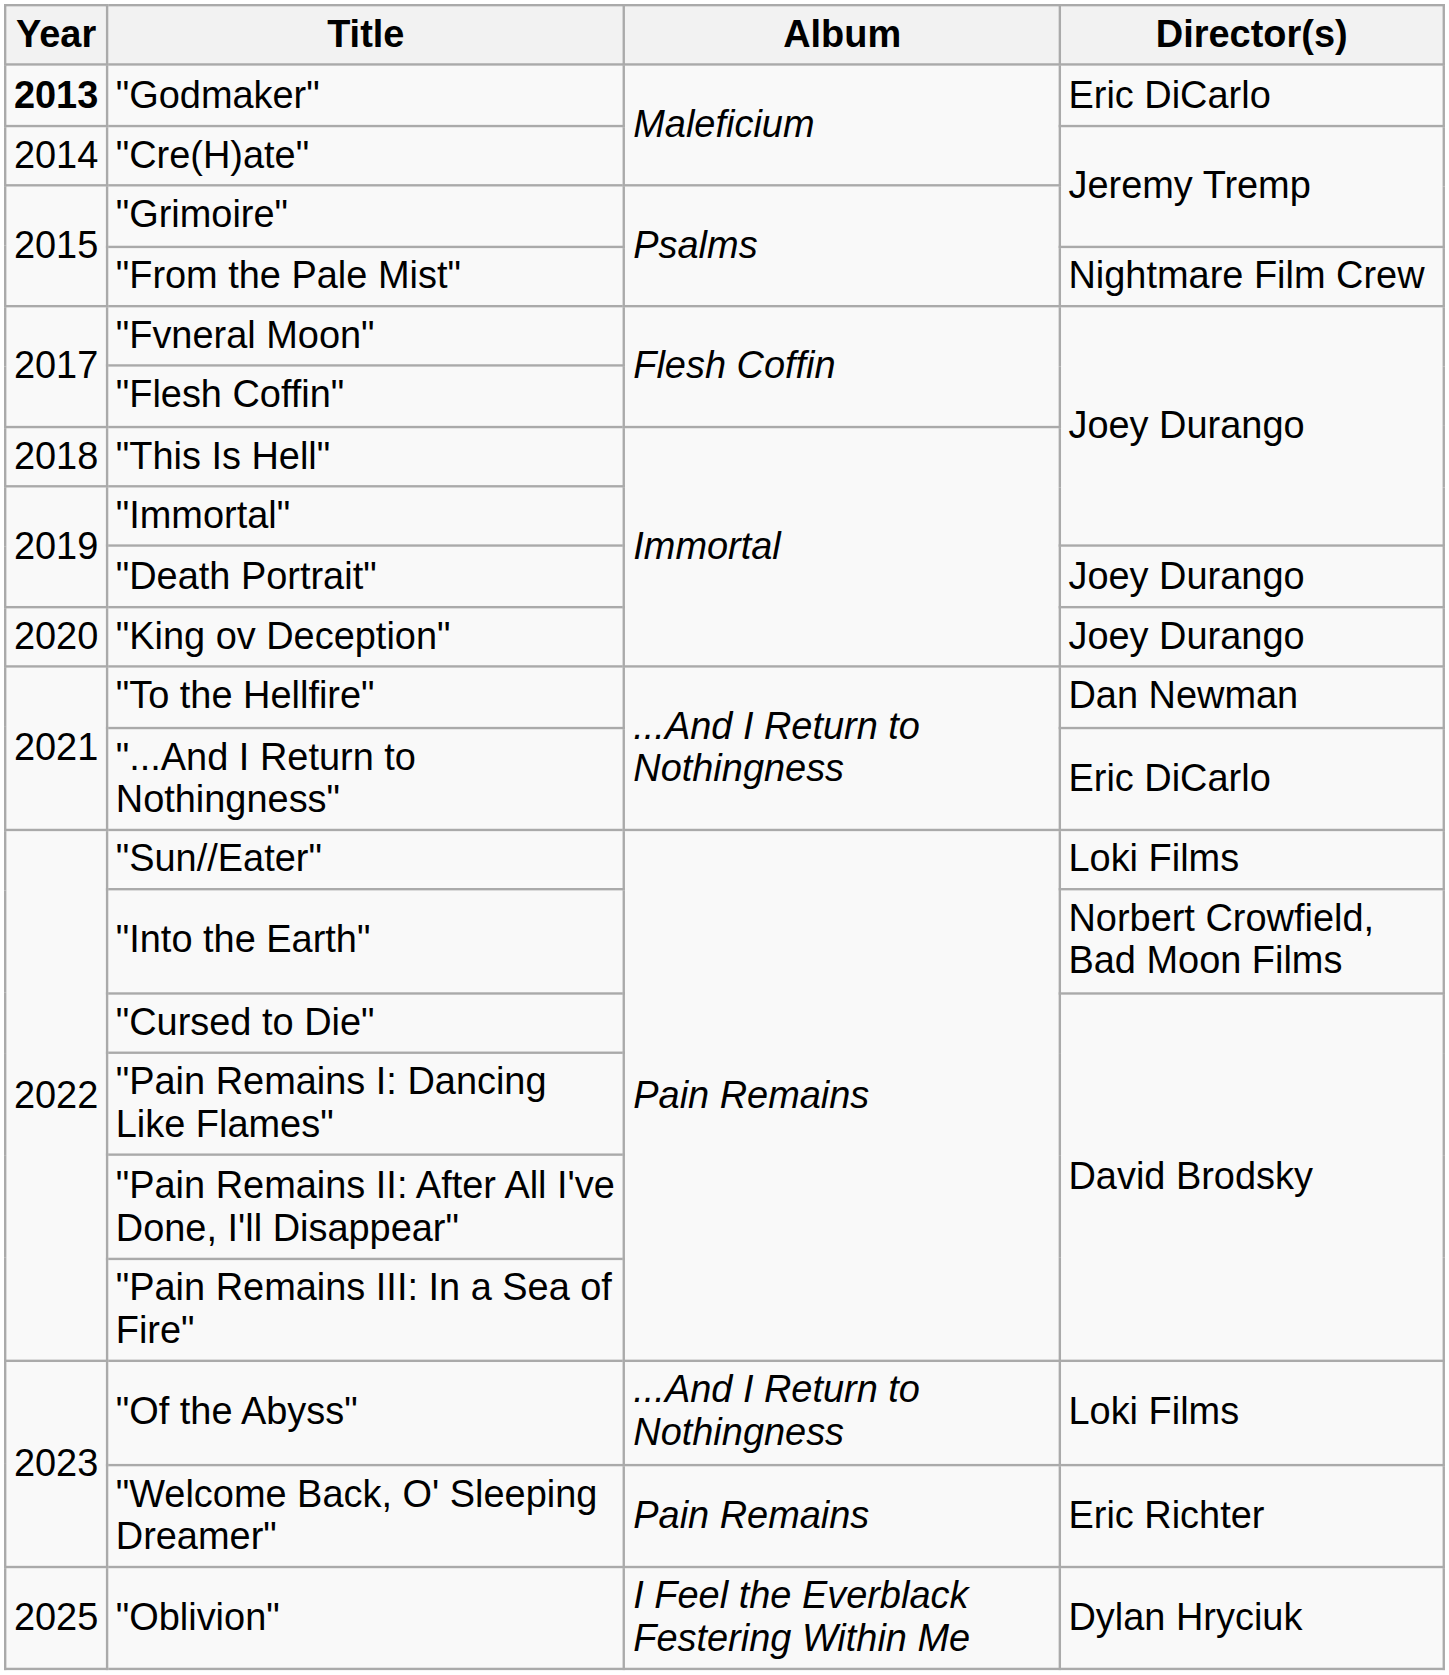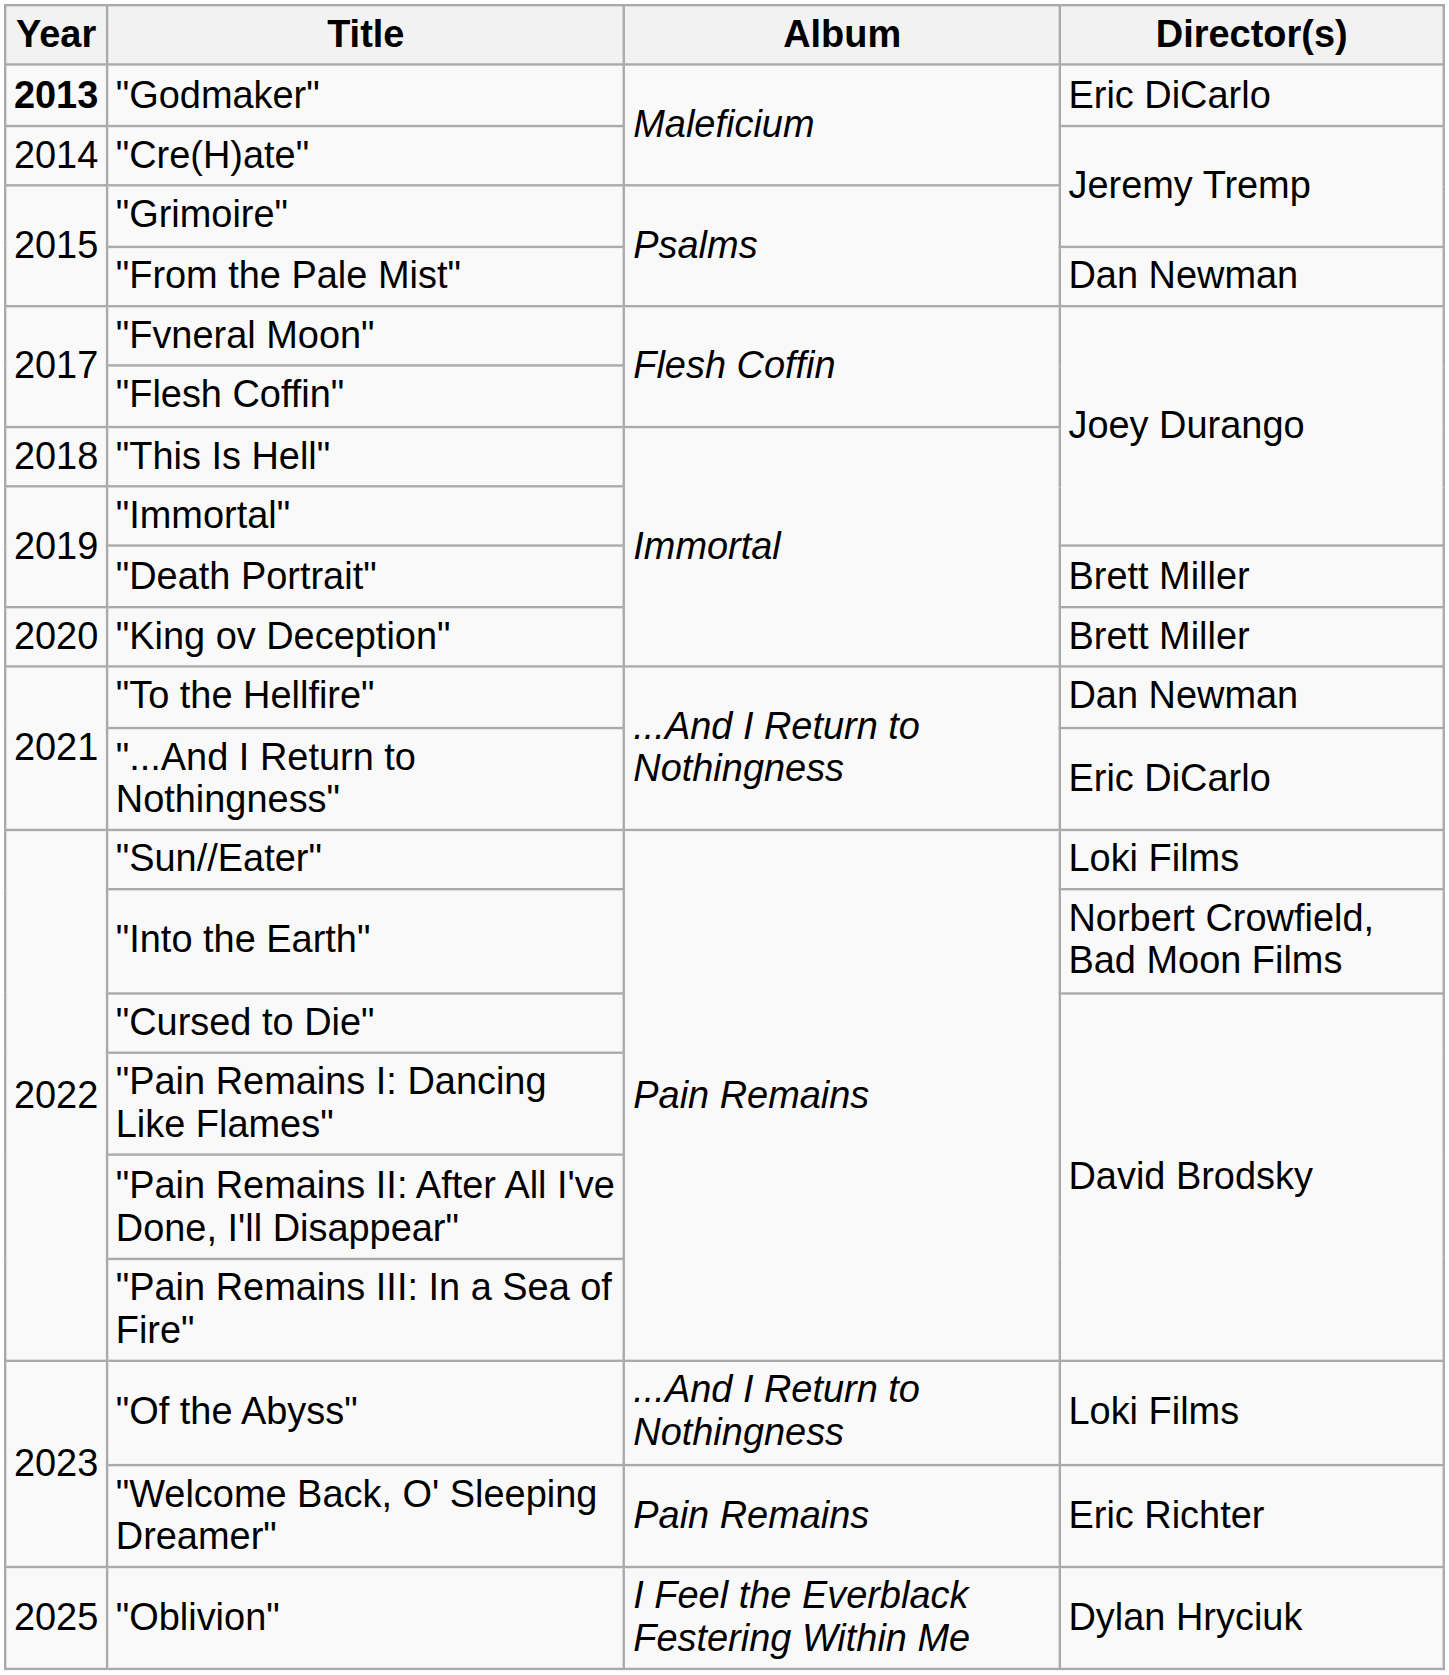(1247, 275) Nightmare Film Crew -> (1183, 275) Dan Newman
(1187, 575) Joey Durango -> (1159, 575) Brett Miller
(1187, 635) Joey Durango -> (1159, 635) Brett Miller
